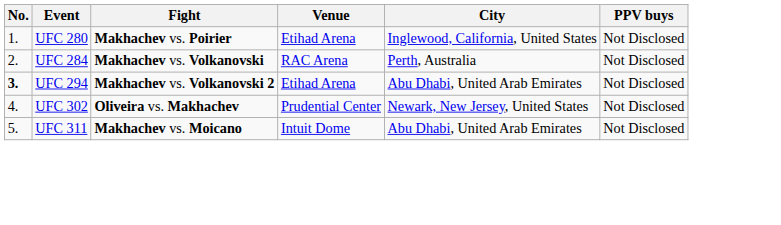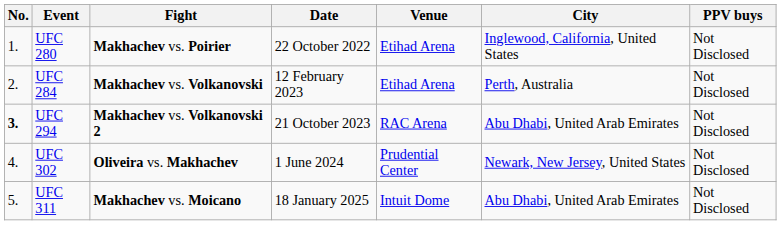+ column: (324, 15)
(314, 60) RAC Arena -> (417, 84) Etihad Arena
(318, 83) Etihad Arena -> (413, 123) RAC Arena
